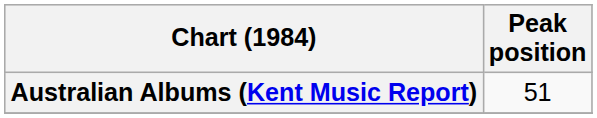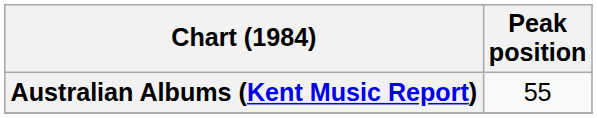(538, 92) 51 -> (538, 92) 55
